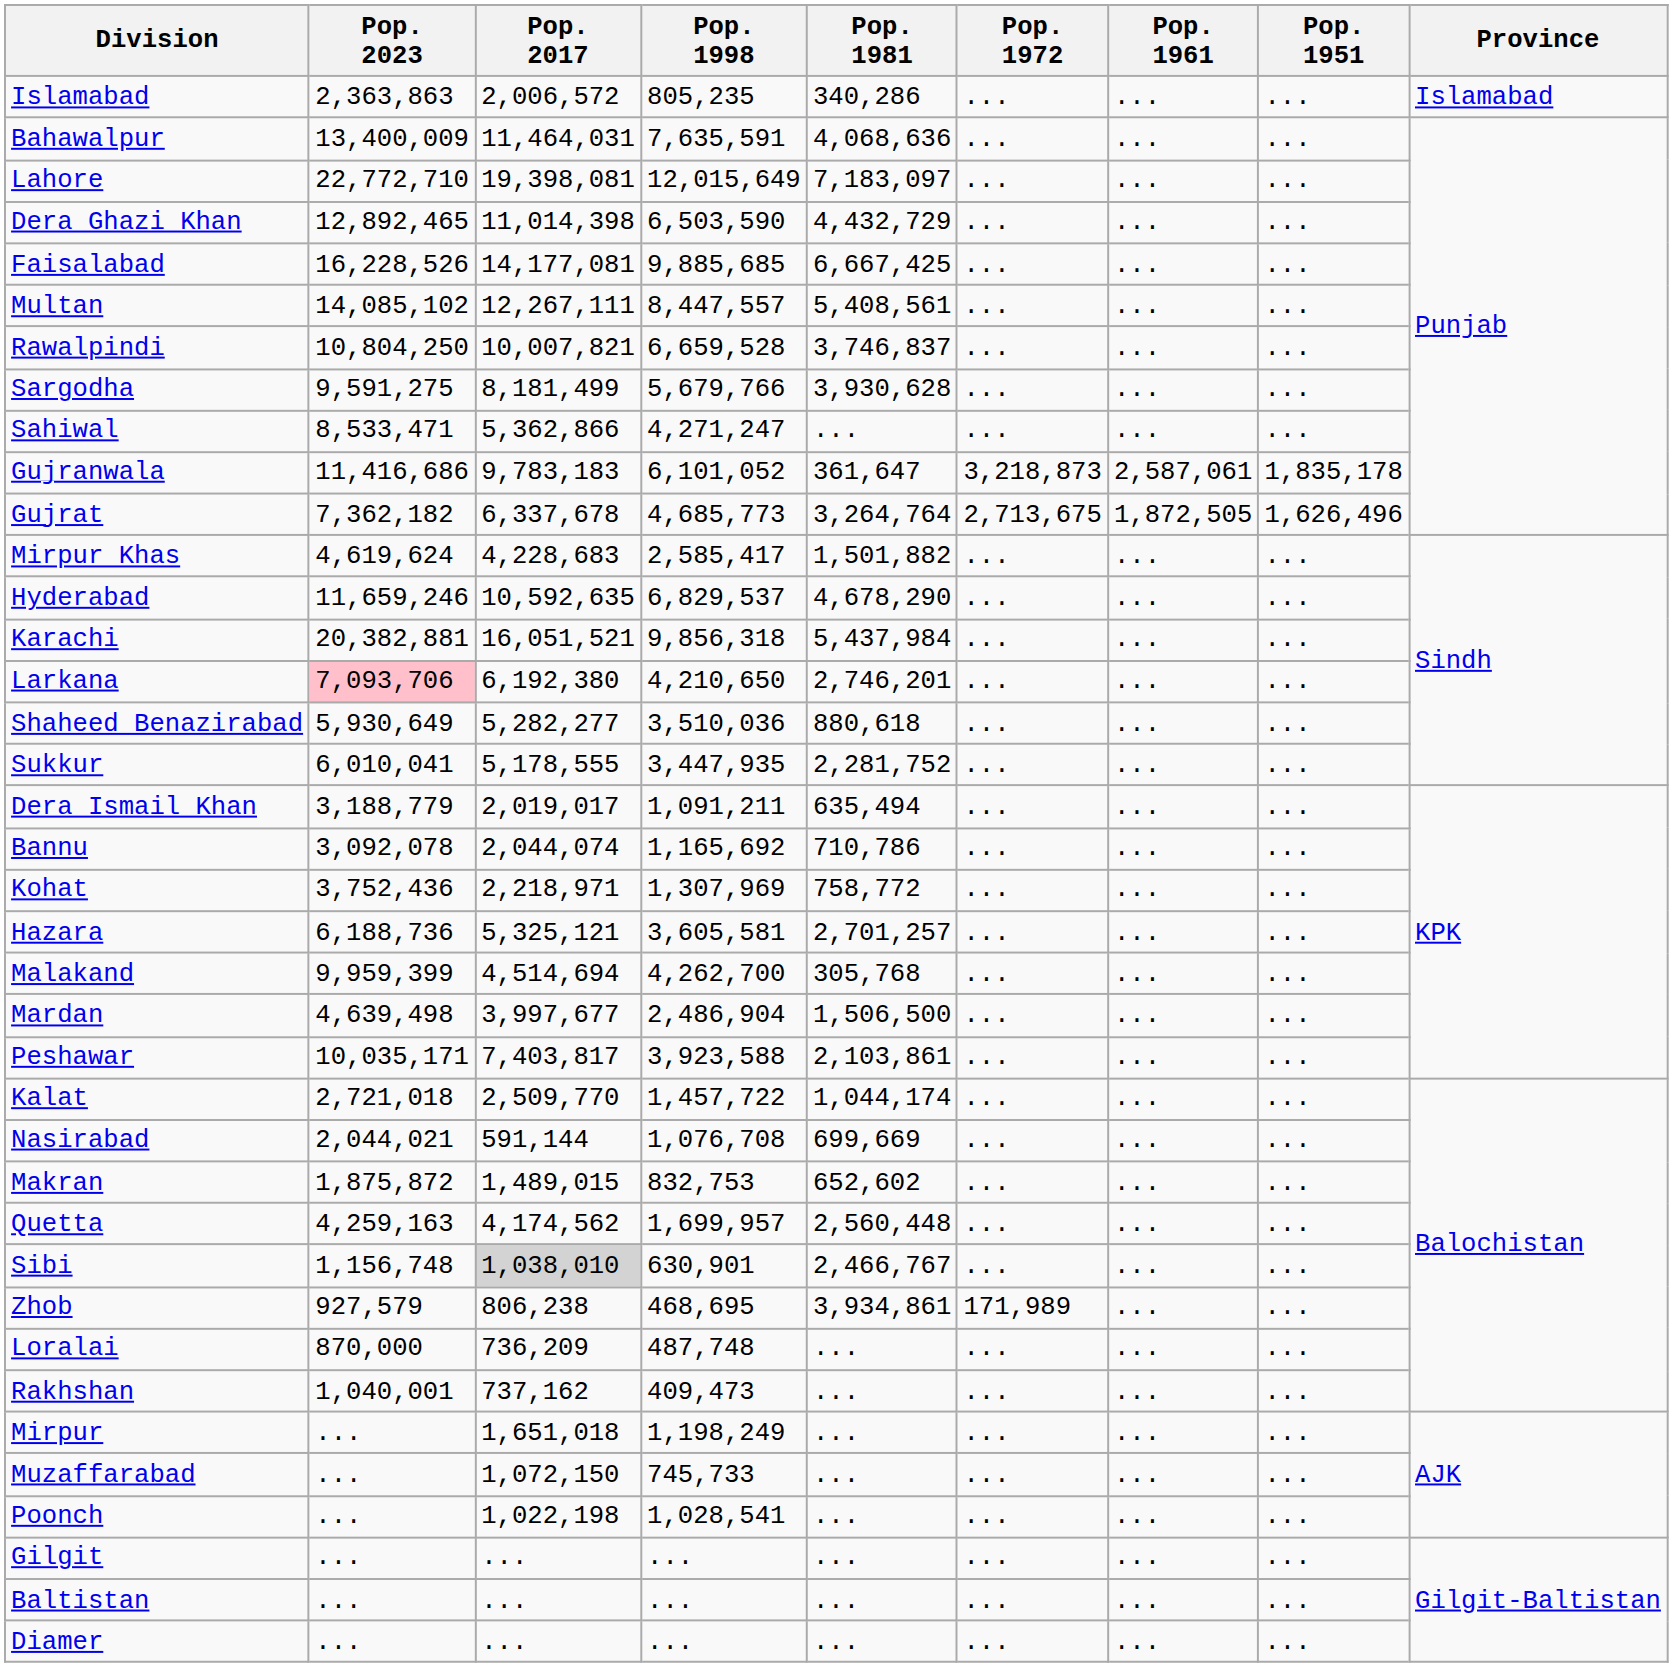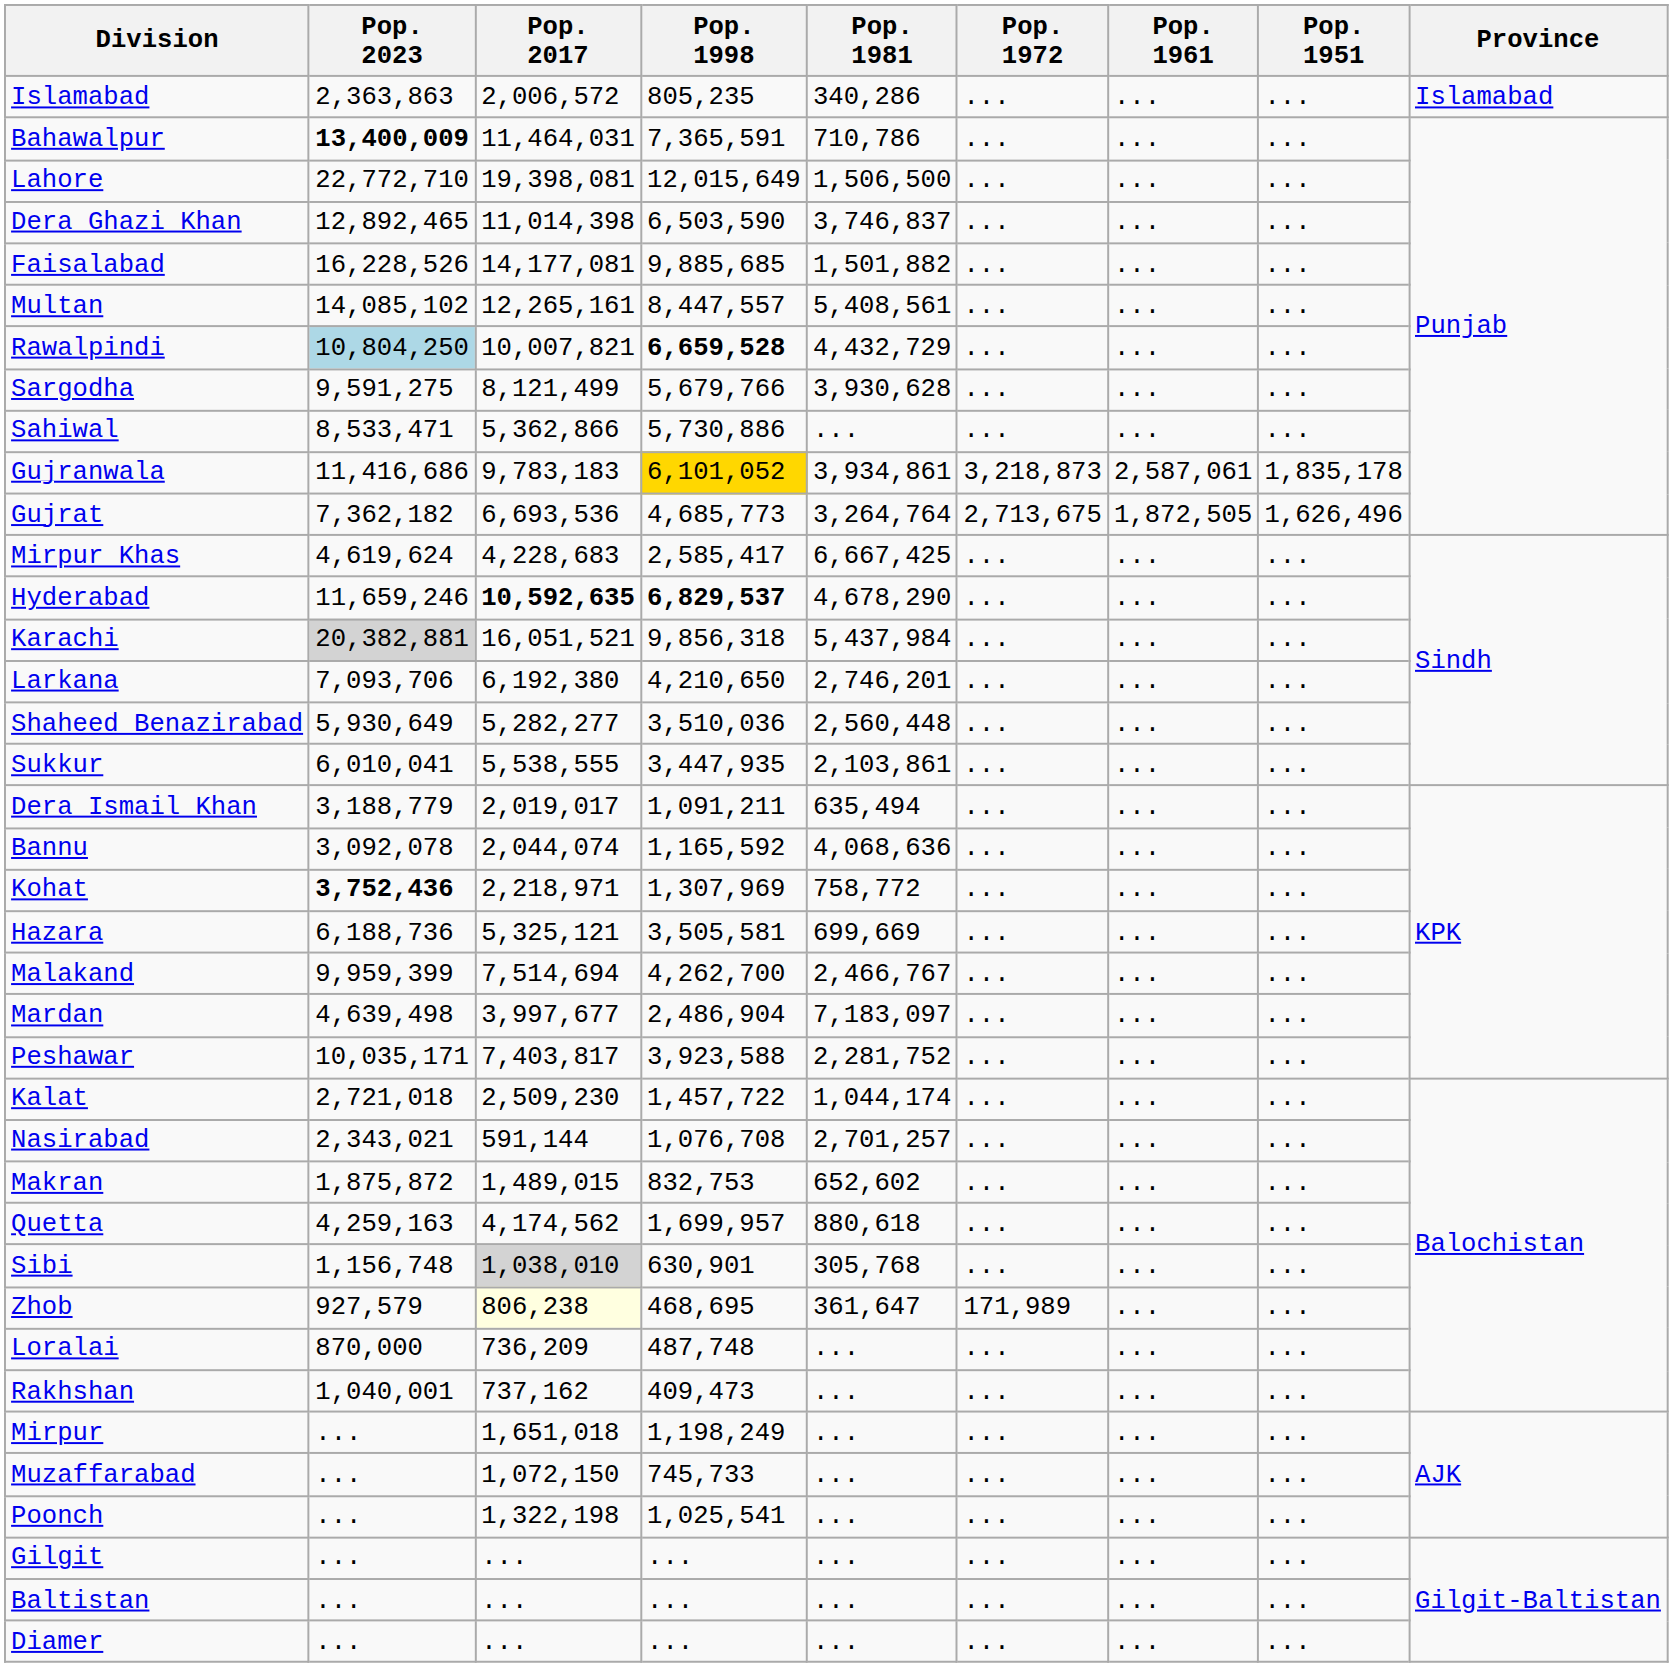(392, 139) normal -> (392, 139) bold
(716, 139) 7,635,591 -> (716, 139) 7,365,591
(882, 139) 4,068,636 -> (867, 139) 710,786
(882, 181) 7,183,097 -> (882, 181) 1,506,500
(882, 222) 4,432,729 -> (882, 222) 3,746,837
(882, 264) 6,667,425 -> (882, 264) 1,501,882
(558, 306) 12,267,111 -> (558, 306) 12,265,161
(392, 348) no background -> (392, 348) lightblue background
(716, 348) normal -> (716, 348) bold
(882, 348) 3,746,837 -> (882, 348) 4,432,729
(550, 389) 8,181,499 -> (550, 389) 8,121,499
(716, 431) 4,271,247 -> (716, 431) 5,730,886
(716, 473) no background -> (716, 473) gold background
(867, 473) 361,647 -> (882, 473) 3,934,861
(550, 515) 6,337,678 -> (550, 515) 6,693,536
(882, 556) 1,501,882 -> (882, 556) 6,667,425
(558, 598) normal -> (558, 598) bold
(716, 598) normal -> (716, 598) bold
(392, 640) no background -> (392, 640) lightgrey background
(384, 681) pink background -> (384, 681) no background
(867, 723) 880,618 -> (882, 723) 2,560,448
(550, 765) 5,178,555 -> (550, 765) 5,538,555
(882, 765) 2,281,752 -> (882, 765) 2,103,861
(716, 848) 1,165,692 -> (716, 848) 1,165,592
(867, 848) 710,786 -> (882, 848) 4,068,636
(384, 890) normal -> (384, 890) bold
(716, 932) 3,605,581 -> (716, 932) 3,505,581
(882, 932) 2,701,257 -> (867, 932) 699,669
(550, 974) 4,514,694 -> (550, 974) 7,514,694
(867, 974) 305,768 -> (882, 974) 2,466,767
(882, 1015) 1,506,500 -> (882, 1015) 7,183,097
(882, 1057) 2,103,861 -> (882, 1057) 2,281,752
(550, 1099) 2,509,770 -> (550, 1099) 2,509,230
(384, 1141) 2,044,021 -> (384, 1141) 2,343,021
(867, 1141) 699,669 -> (882, 1141) 2,701,257
(882, 1224) 2,560,448 -> (867, 1224) 880,618
(882, 1266) 2,466,767 -> (867, 1266) 305,768
(535, 1308) no background -> (535, 1308) lightyellow background
(882, 1308) 3,934,861 -> (867, 1308) 361,647
(550, 1516) 1,022,198 -> (550, 1516) 1,322,198
(716, 1516) 1,028,541 -> (716, 1516) 1,025,541
